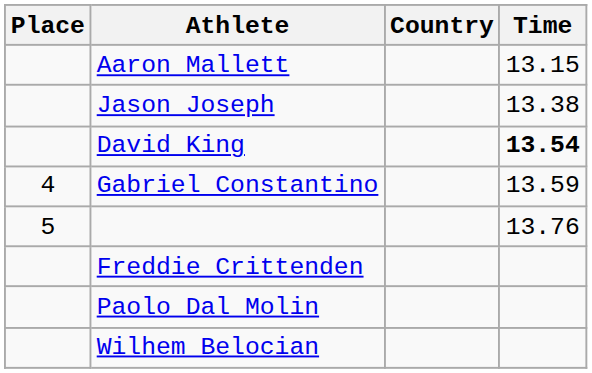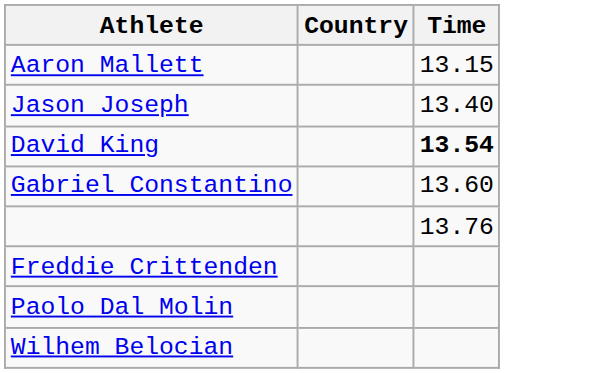- column: (48, 25)
(543, 106) 13.38 -> (457, 106) 13.40
(543, 186) 13.59 -> (457, 186) 13.60
